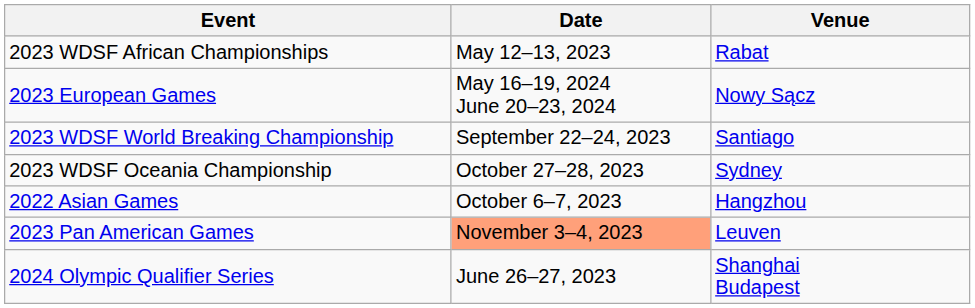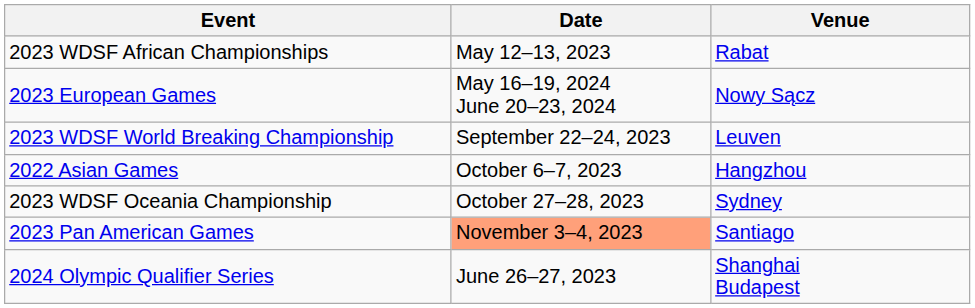(755, 138) Santiago -> (748, 138) Leuven
rows swapped: (94, 201) <-> (170, 169)
(748, 233) Leuven -> (755, 233) Santiago
